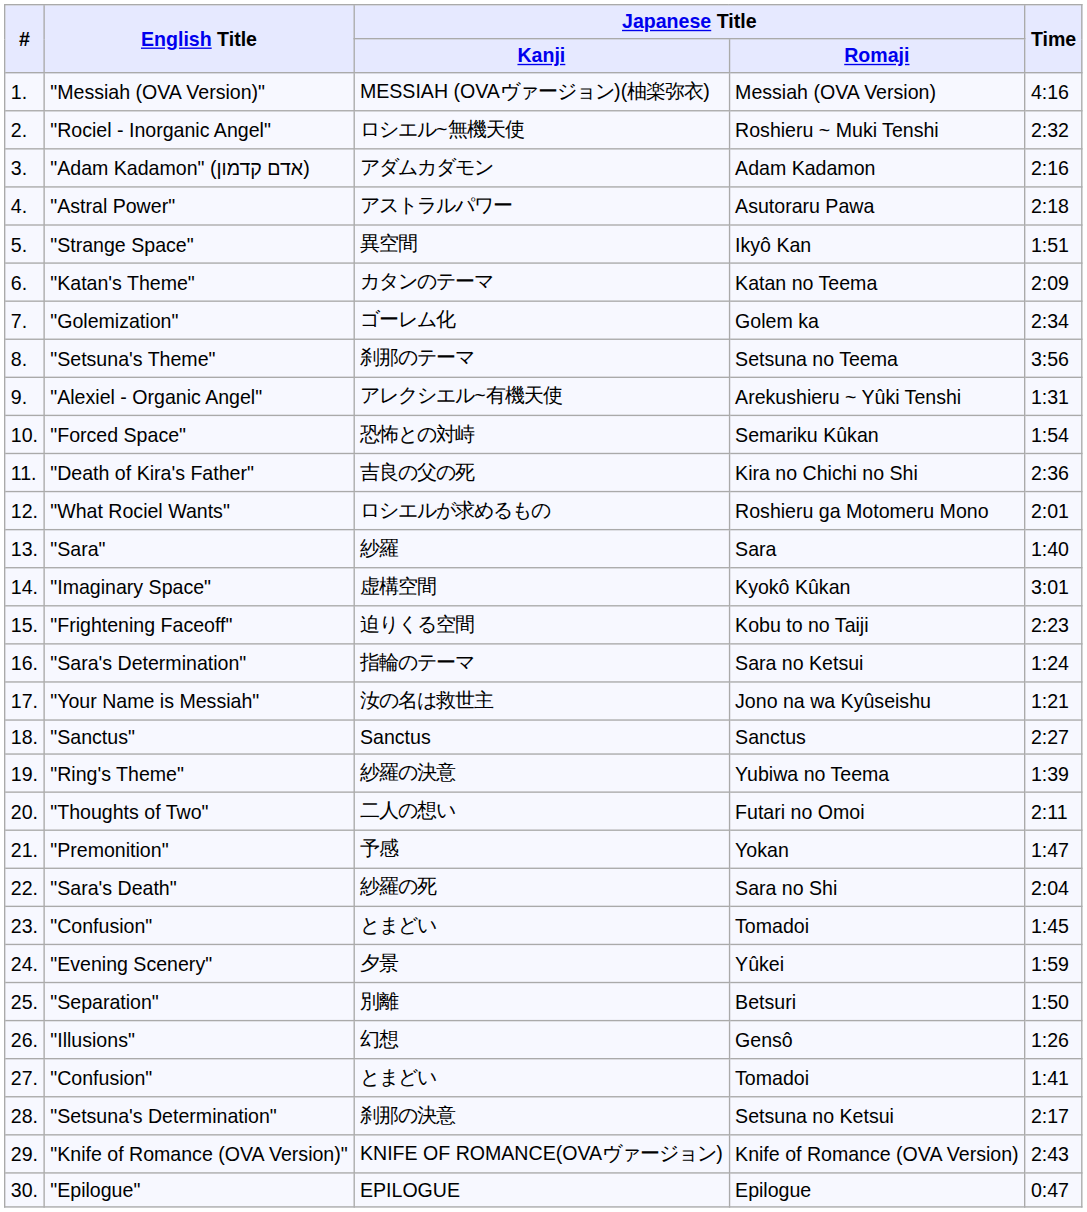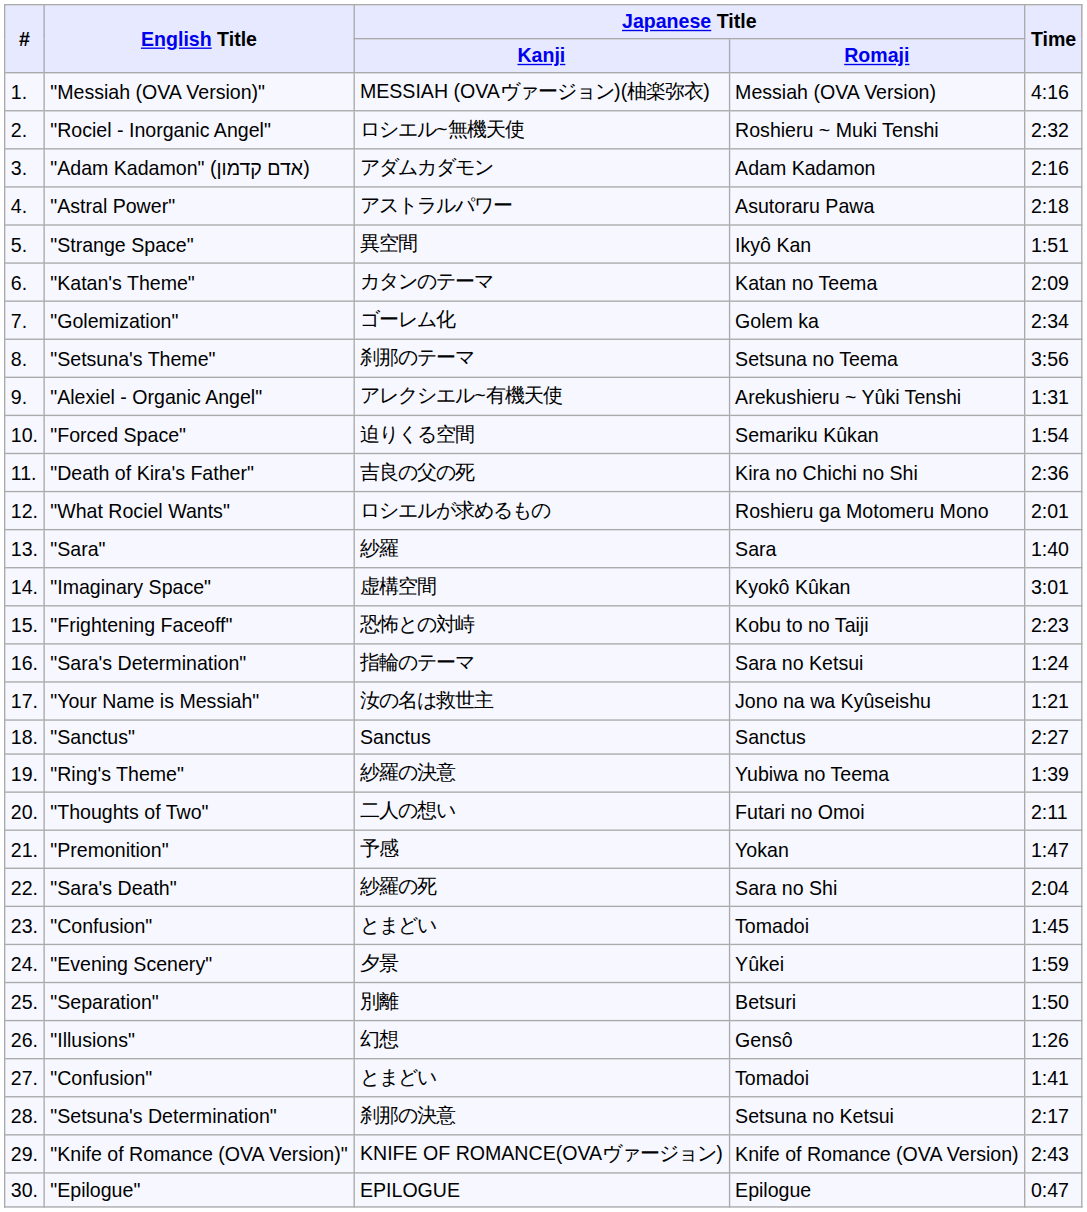(417, 434) 恐怖との対峙 -> (417, 434) 迫りくる空間
(417, 625) 迫りくる空間 -> (417, 625) 恐怖との対峙
